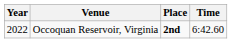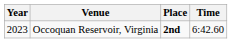(17, 29) 2022 -> (17, 29) 2023
